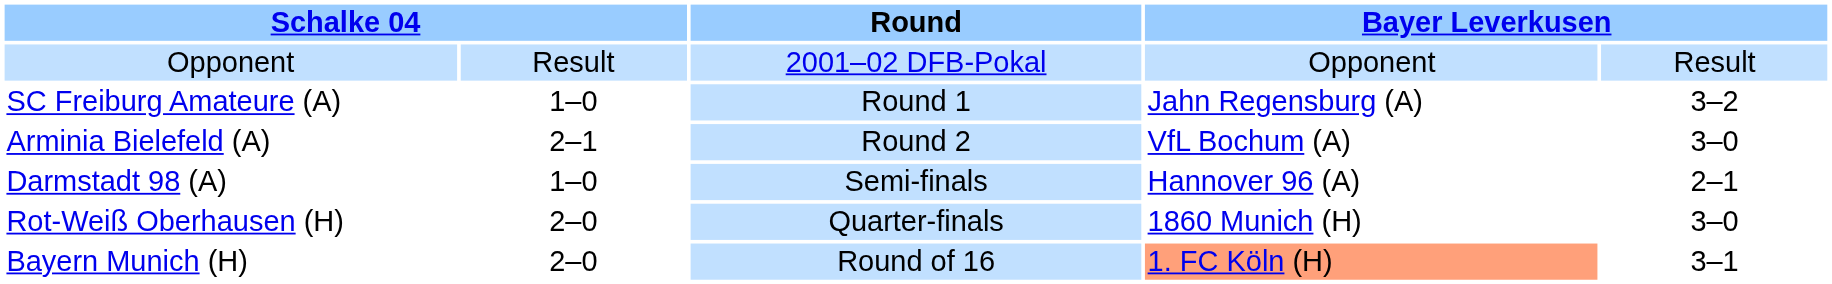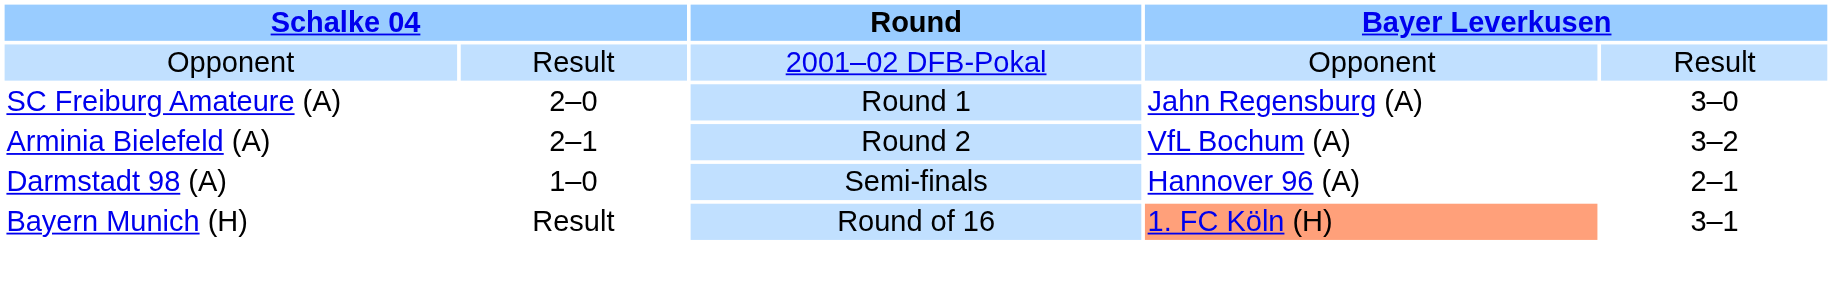(573, 101) 1–0 -> (573, 101) 2–0
(1715, 101) 3–2 -> (1715, 101) 3–0
(1715, 141) 3–0 -> (1715, 141) 3–2
- row: (175, 221)
(573, 261) 2–0 -> (573, 221) Result
